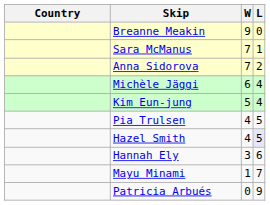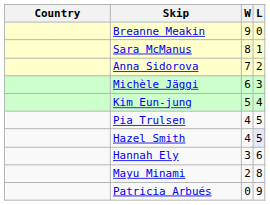(248, 49) 7 -> (248, 49) 8
(259, 85) 4 -> (259, 85) 3
(248, 173) 1 -> (248, 173) 2
(259, 173) 7 -> (259, 173) 8
